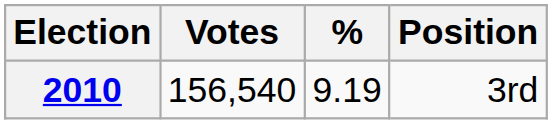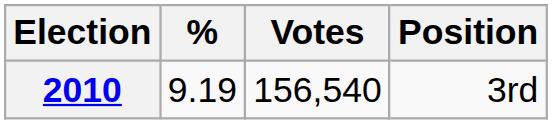columns swapped: (232, 32) <-> (347, 32)
